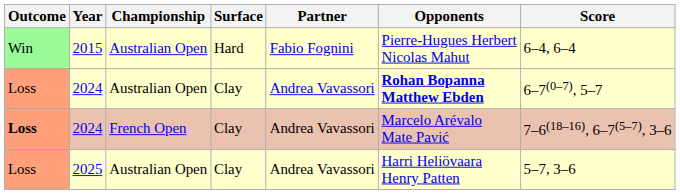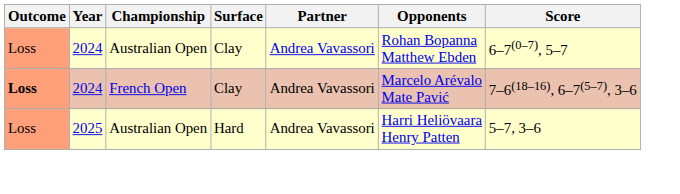- row: (87, 48)
(433, 88) bold -> (429, 48) normal
(228, 169) Clay -> (229, 128) Hard
